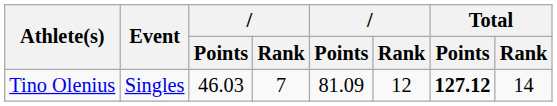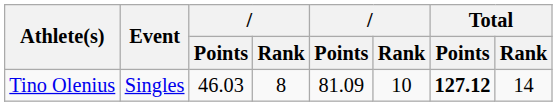(281, 85) 7 -> (281, 85) 8
(402, 85) 12 -> (402, 85) 10
